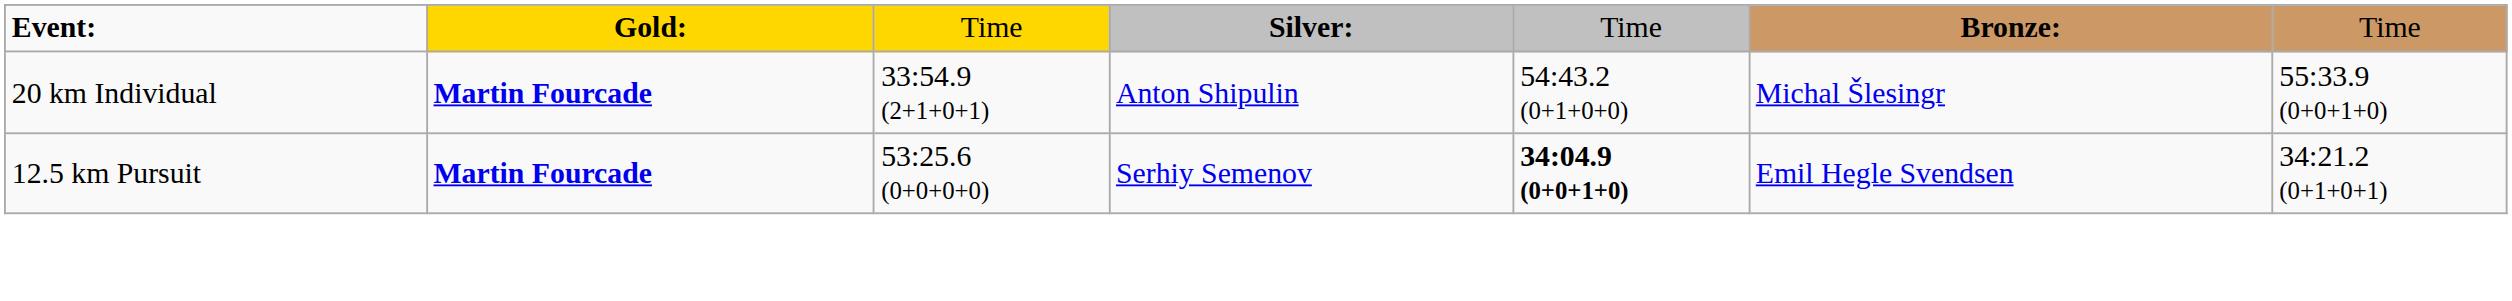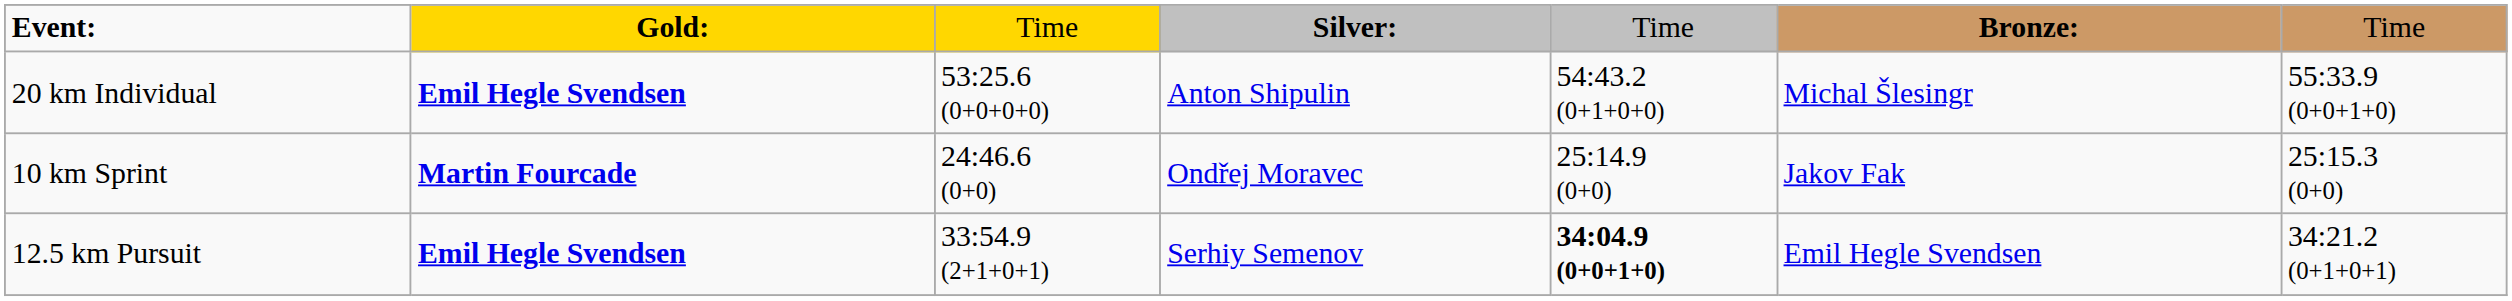(543, 92) Martin Fourcade -> (552, 92) Emil Hegle Svendsen
(935, 92) 33:54.9 (2+1+0+1) -> (995, 92) 53:25.6 (0+0+0+0)
+ row: (90, 172)
(543, 172) Martin Fourcade -> (552, 253) Emil Hegle Svendsen
(935, 172) 53:25.6 (0+0+0+0) -> (995, 253) 33:54.9 (2+1+0+1)
